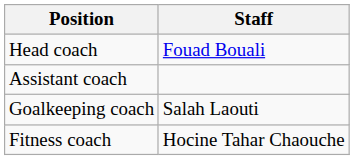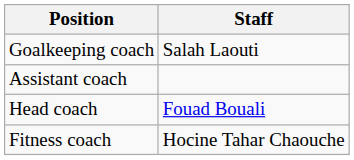rows swapped: (53, 49) <-> (82, 109)
